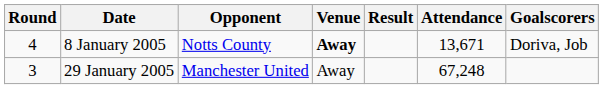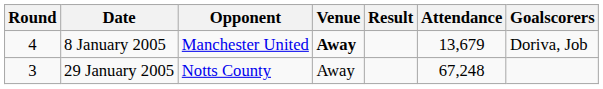(226, 44) Notts County -> (245, 44) Manchester United
(462, 44) 13,671 -> (462, 44) 13,679
(245, 70) Manchester United -> (226, 70) Notts County
